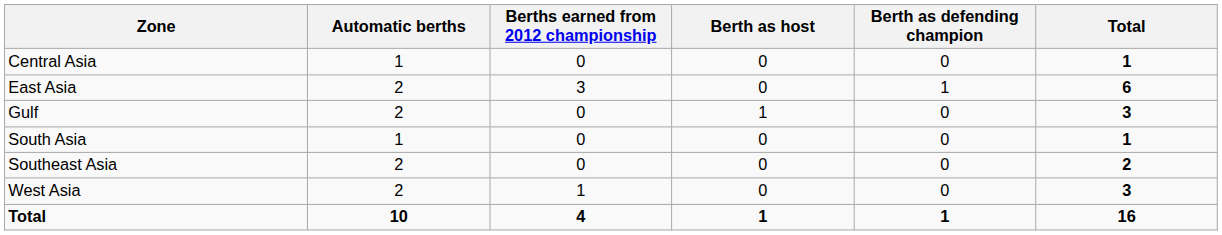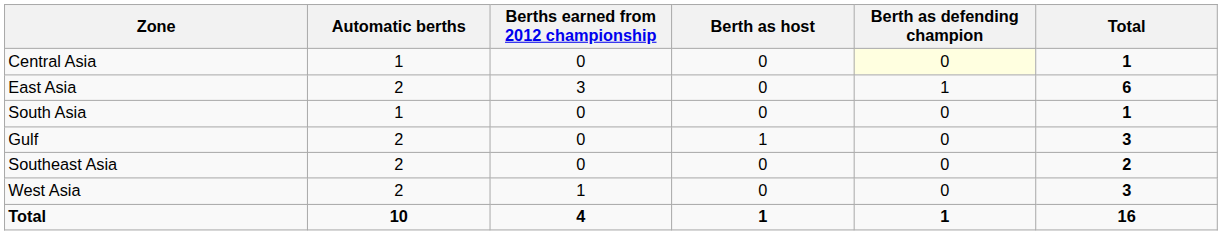(945, 61) no background -> (945, 61) lightyellow background
rows swapped: (23, 113) <-> (47, 139)
